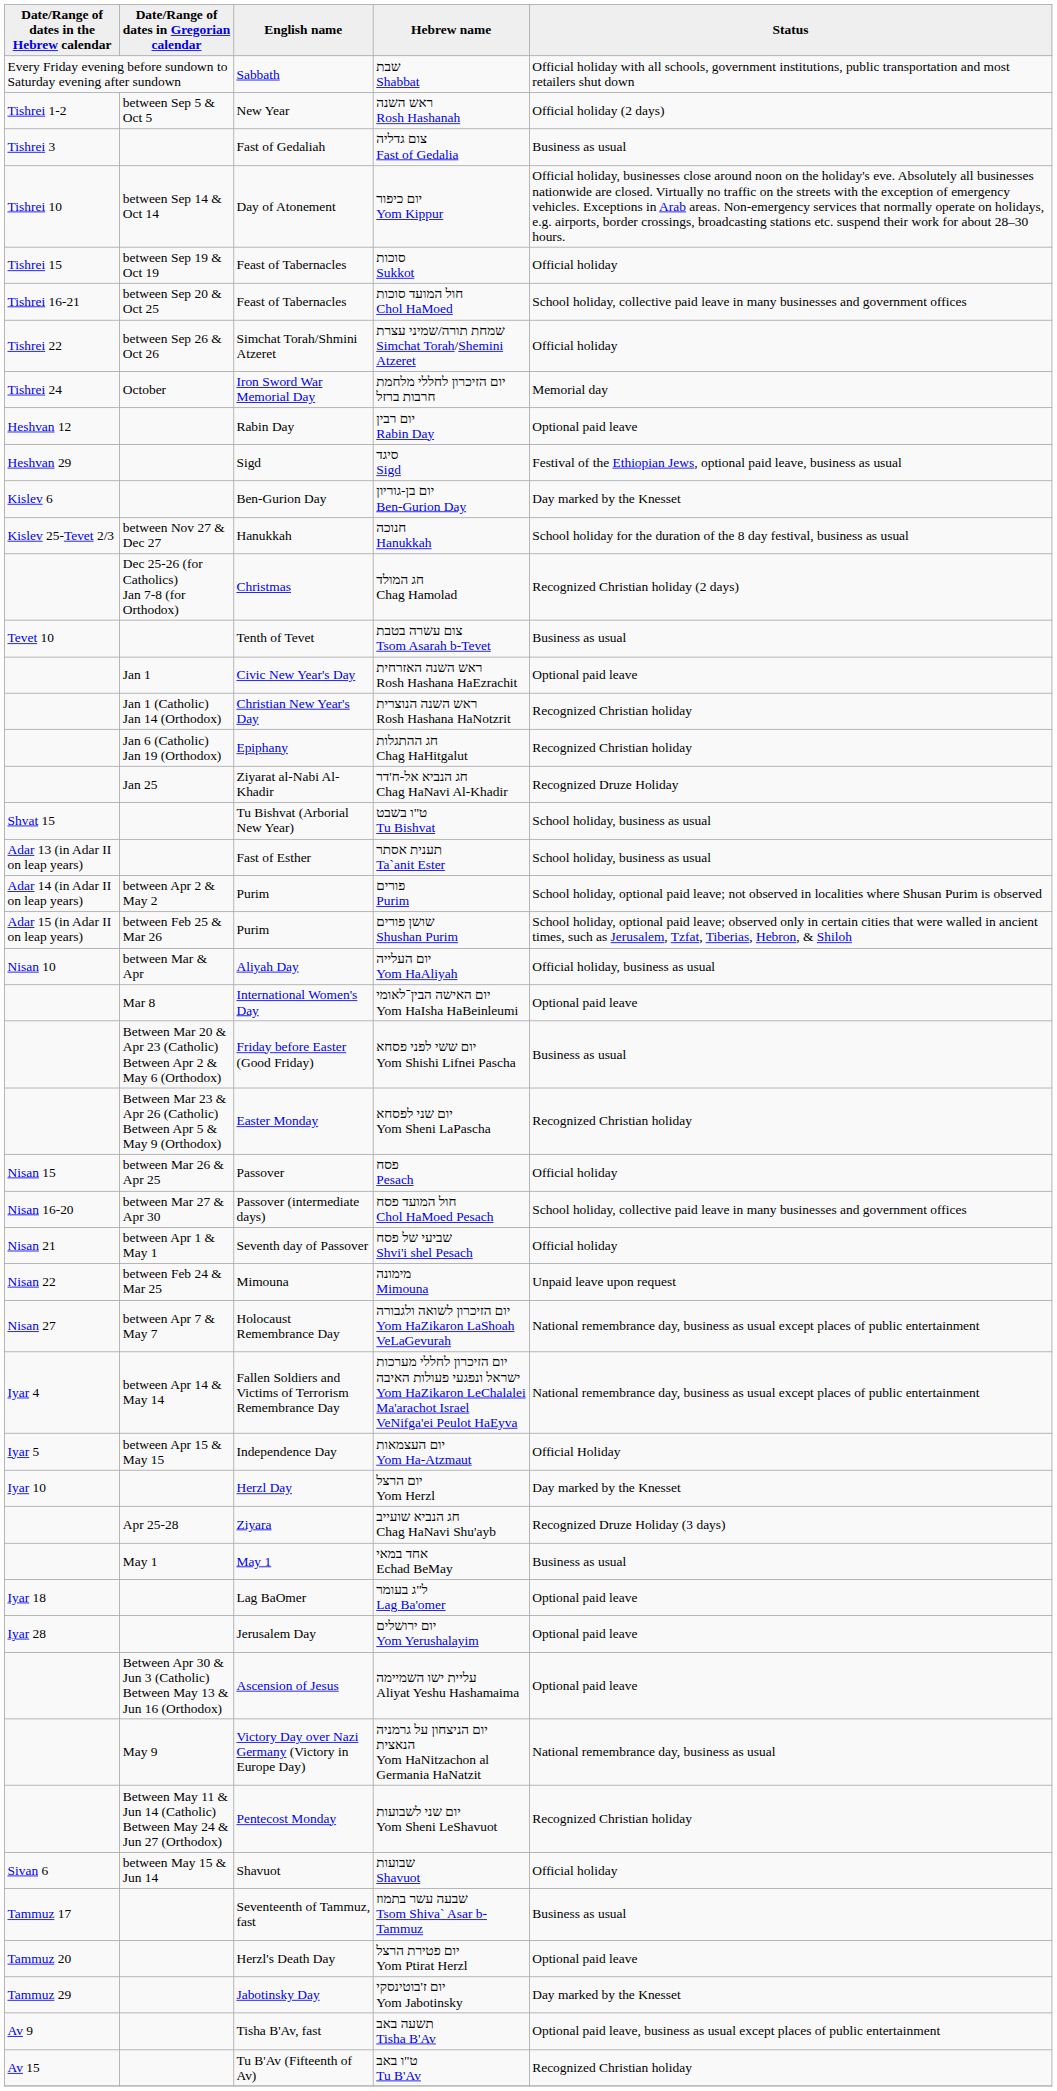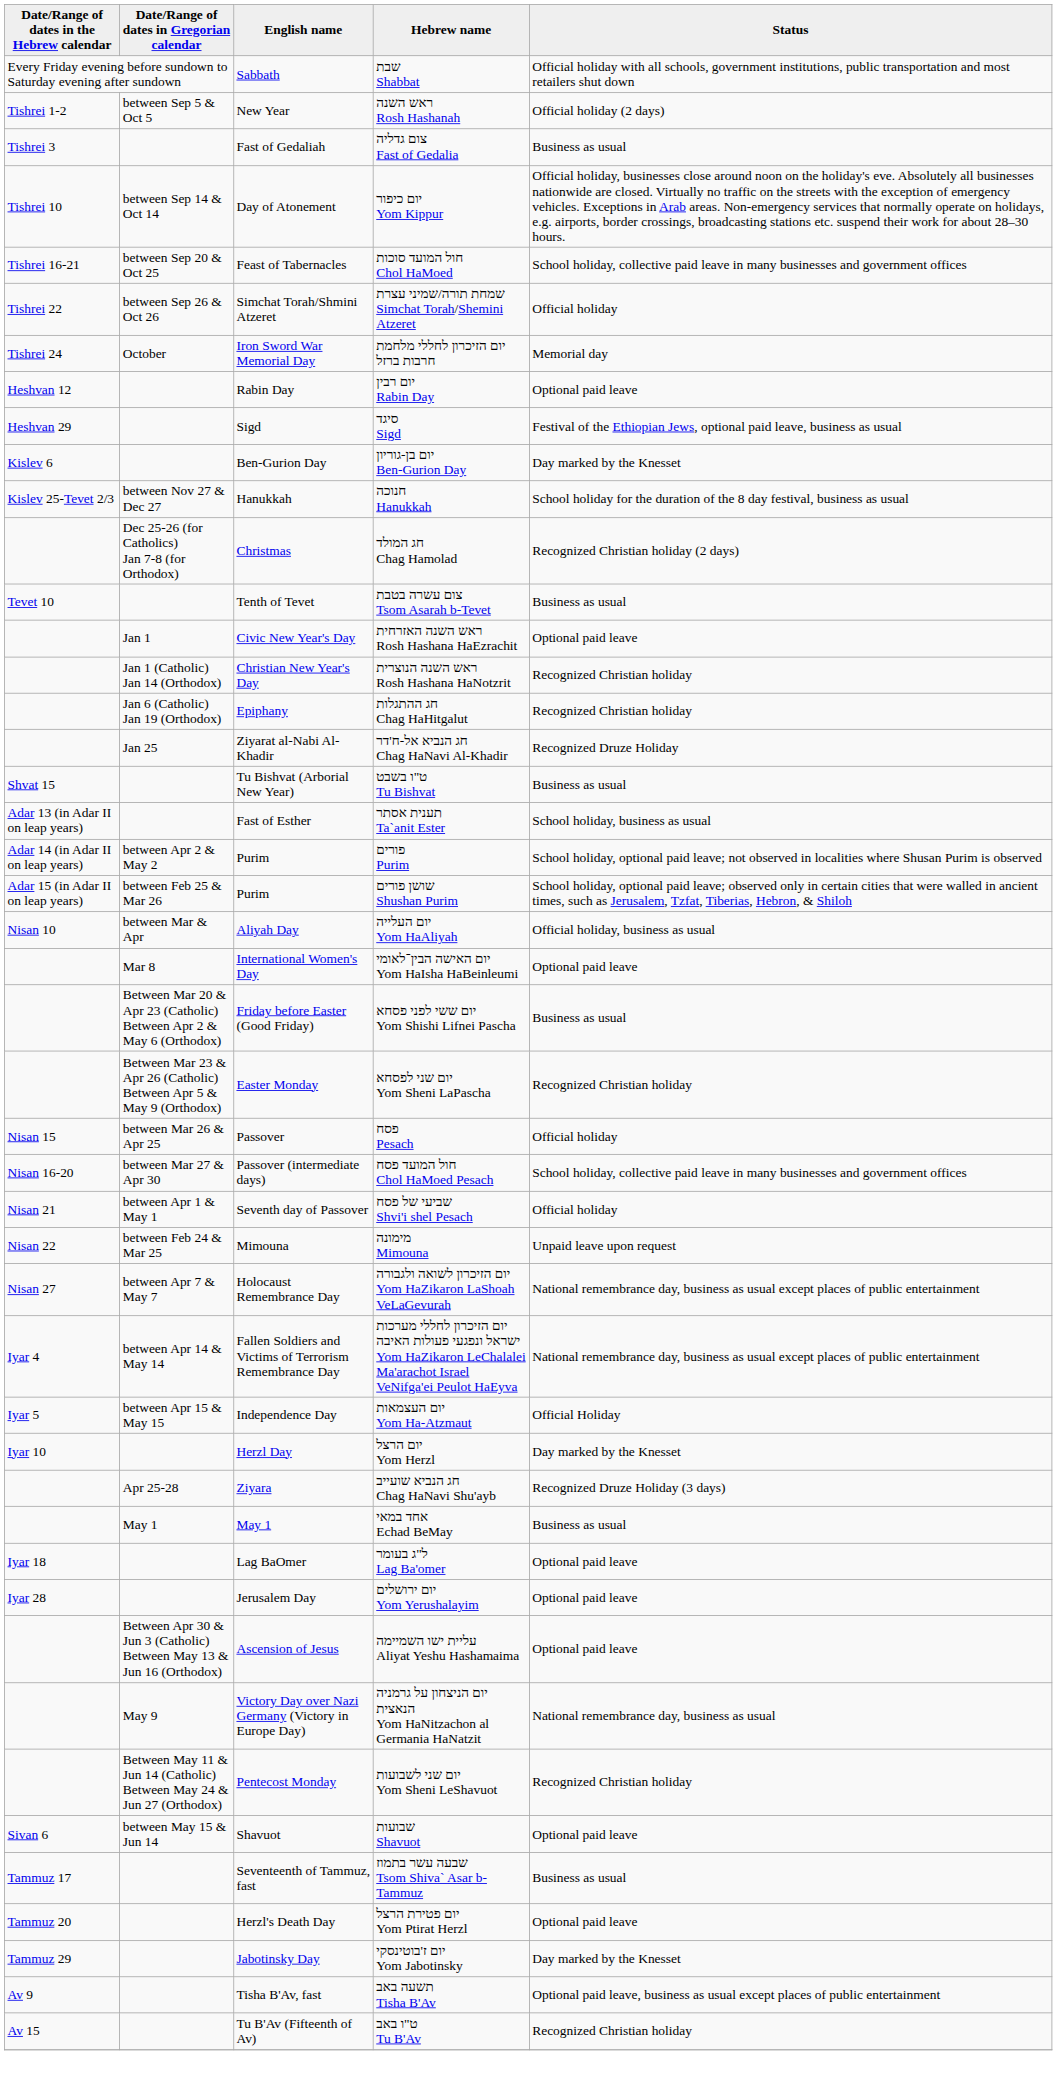- row: (395, 265)
(622, 820) School holiday, business as usual -> (579, 784) Business as usual
(575, 1870) Official holiday -> (585, 1834) Optional paid leave
